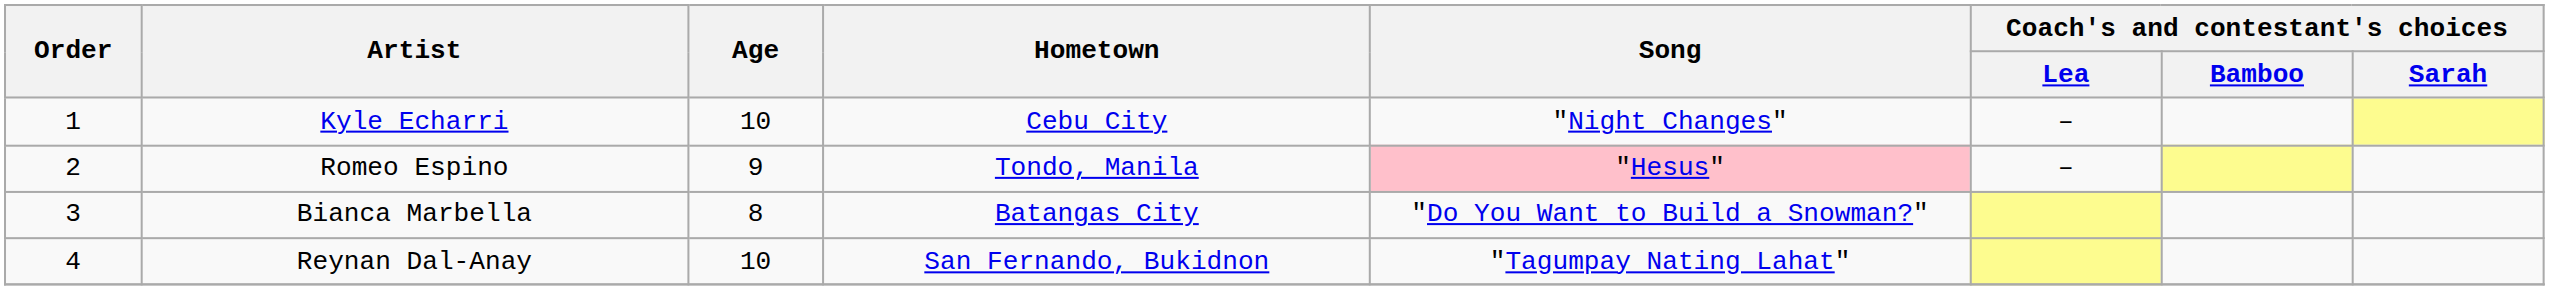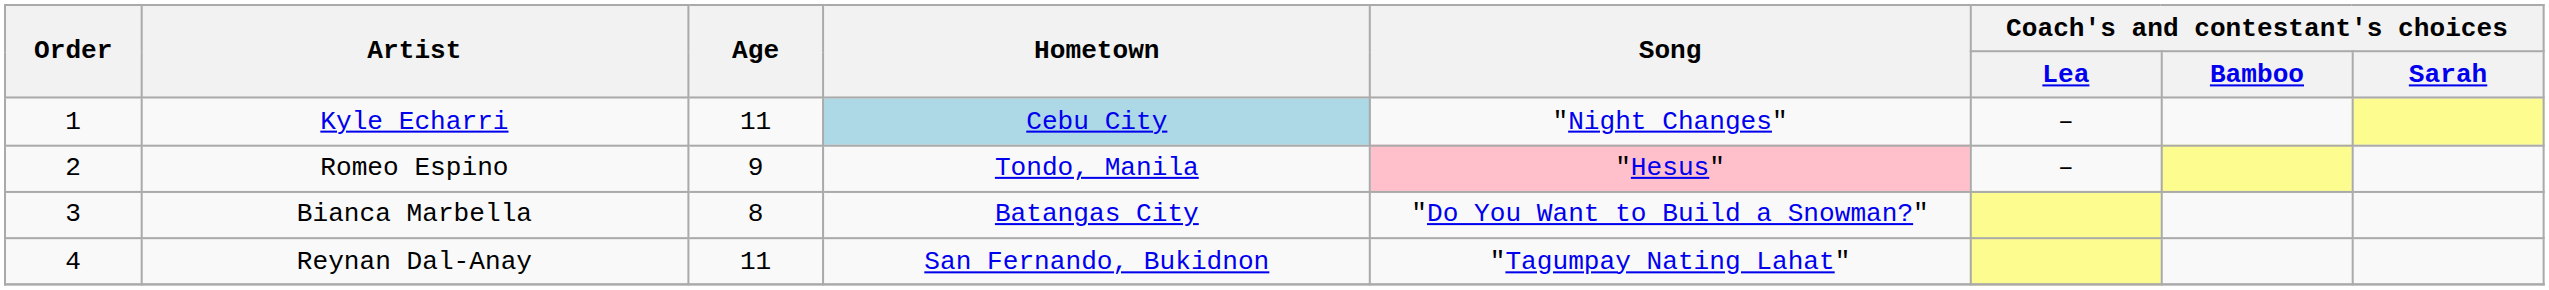(756, 122) 10 -> (756, 122) 11
(1097, 122) no background -> (1097, 122) lightblue background
(756, 261) 10 -> (756, 261) 11
